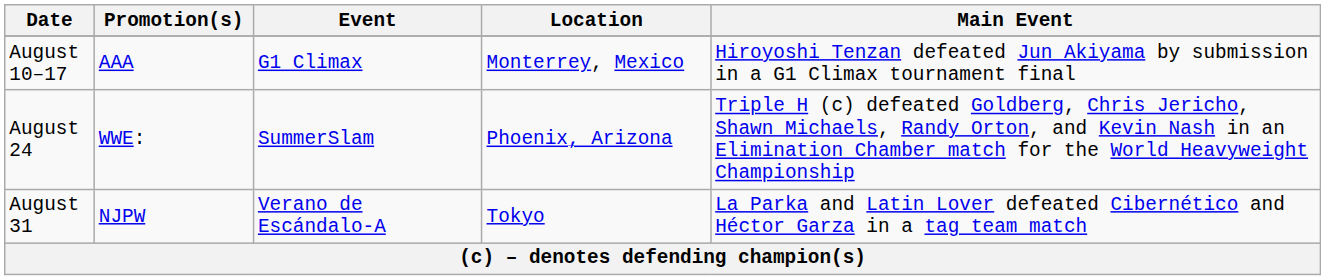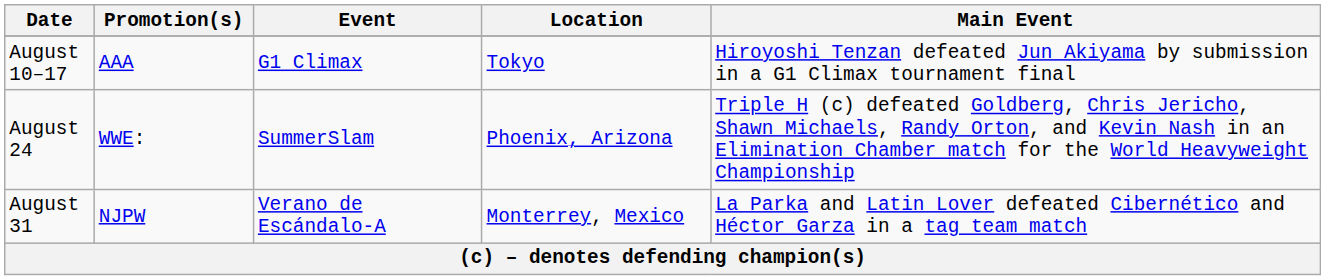(585, 63) Monterrey, Mexico -> (516, 63) Tokyo
(516, 216) Tokyo -> (585, 216) Monterrey, Mexico
